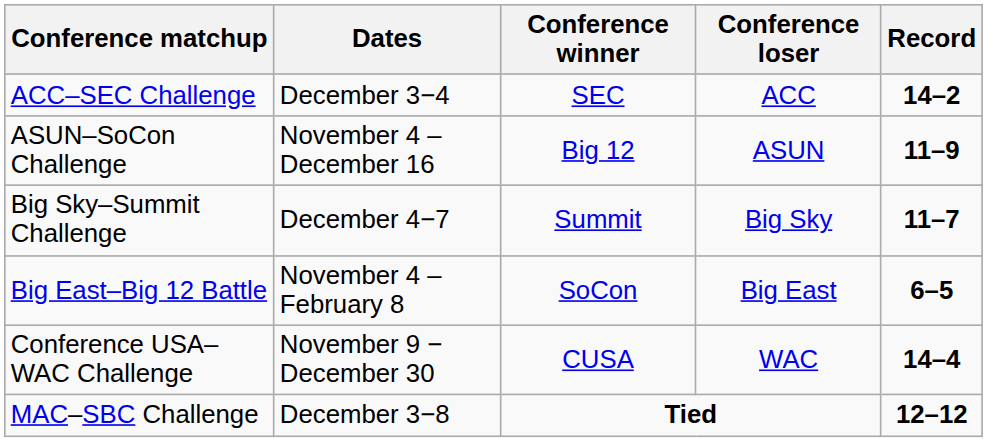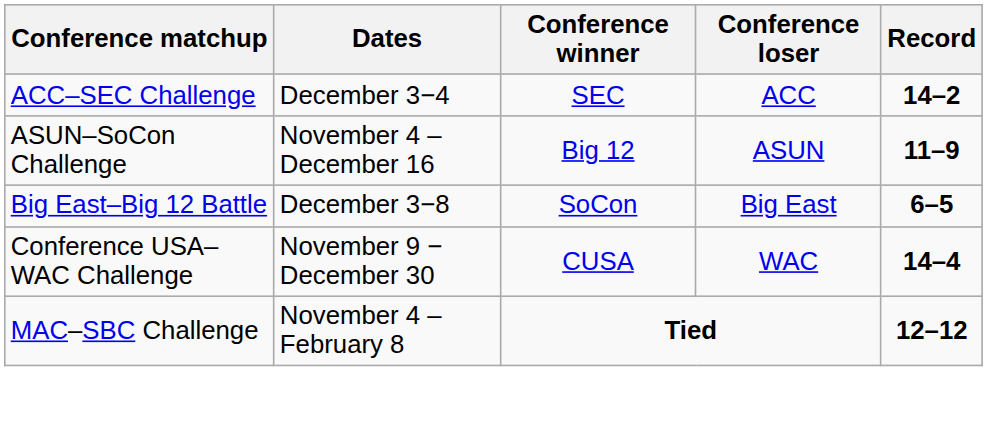- row: (105, 219)
(361, 289) November 4 – February 8 -> (365, 205) December 3−8
(365, 414) December 3−8 -> (361, 330) November 4 – February 8
